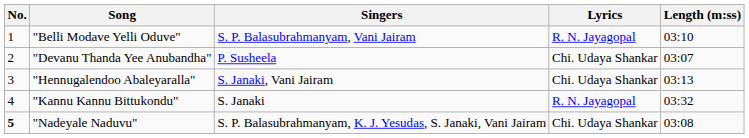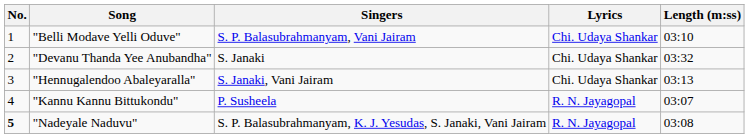(594, 37) R. N. Jayagopal -> (605, 37) Chi. Udaya Shankar
(247, 58) P. Susheela -> (241, 58) S. Janaki
(679, 58) 03:07 -> (679, 58) 03:32
(241, 101) S. Janaki -> (247, 101) P. Susheela
(679, 101) 03:32 -> (679, 101) 03:07
(605, 123) Chi. Udaya Shankar -> (594, 123) R. N. Jayagopal
